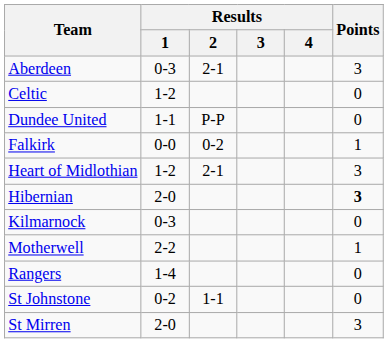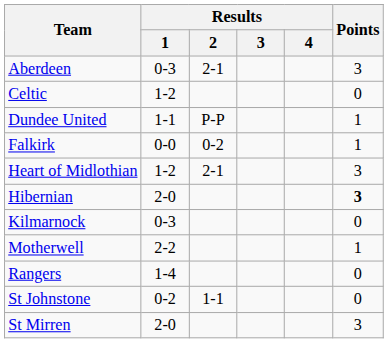(358, 119) 0 -> (358, 119) 1
